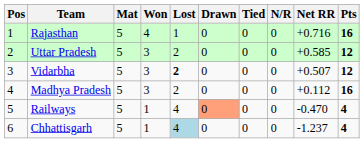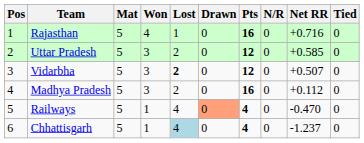columns swapped: (254, 14) <-> (349, 14)
